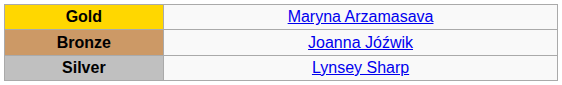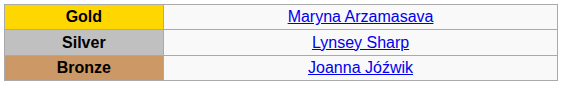rows swapped: (84, 67) <-> (84, 42)
